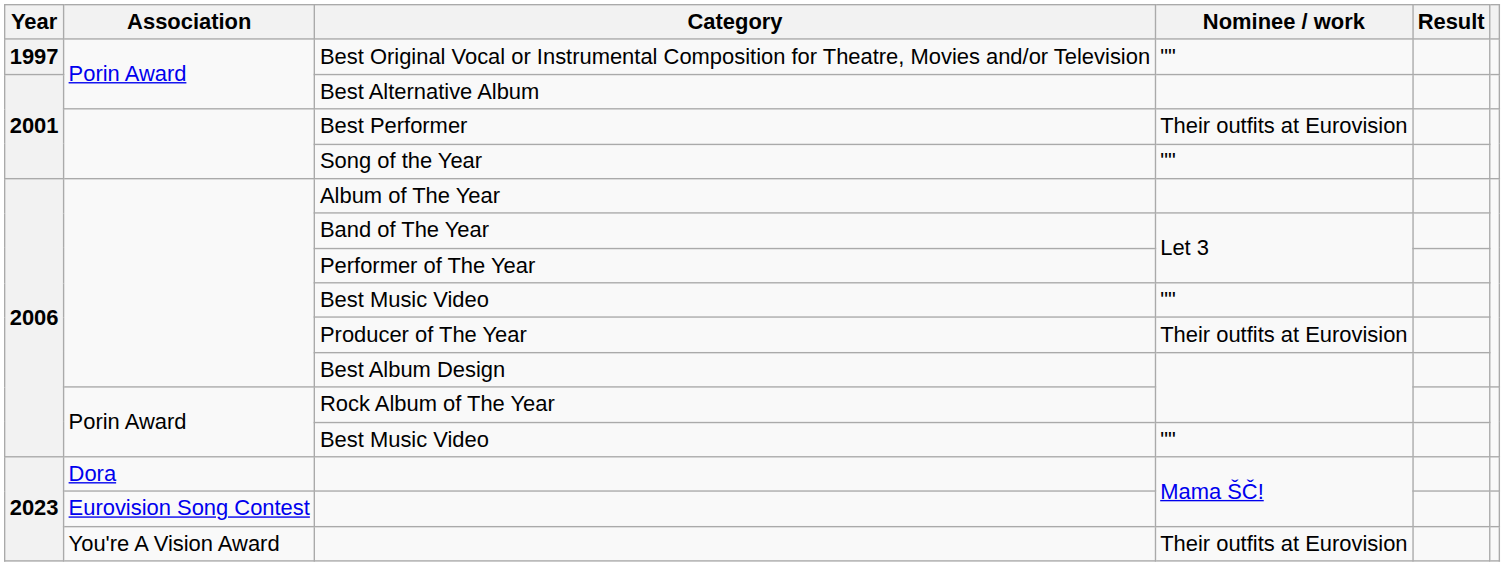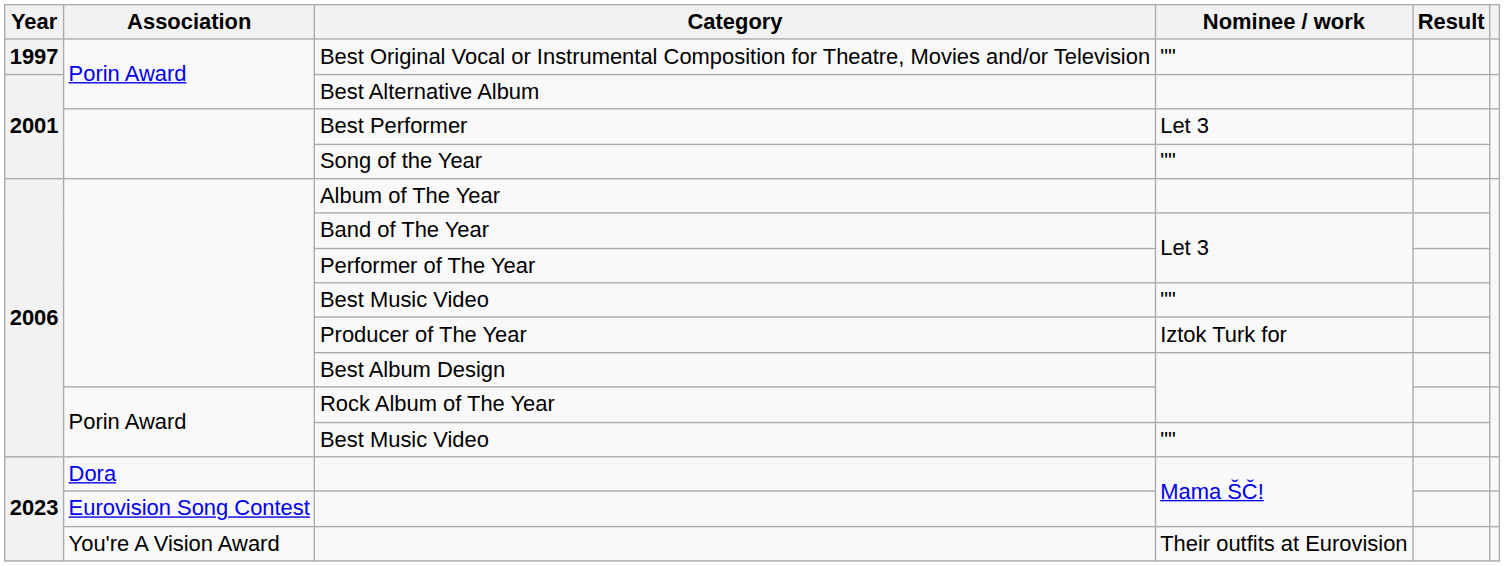(1284, 126) Their outfits at Eurovision -> (1185, 126) Let 3
(1284, 334) Their outfits at Eurovision -> (1224, 334) Iztok Turk for
